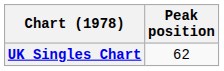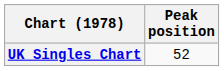(181, 55) 62 -> (181, 55) 52
